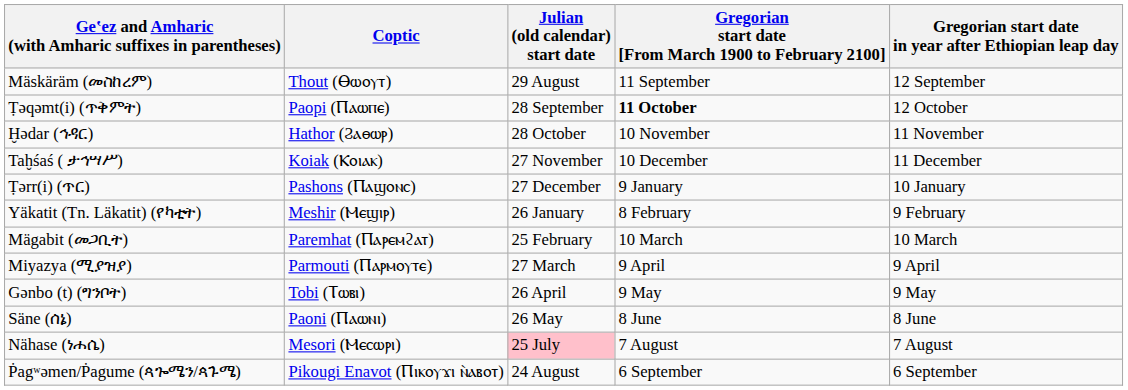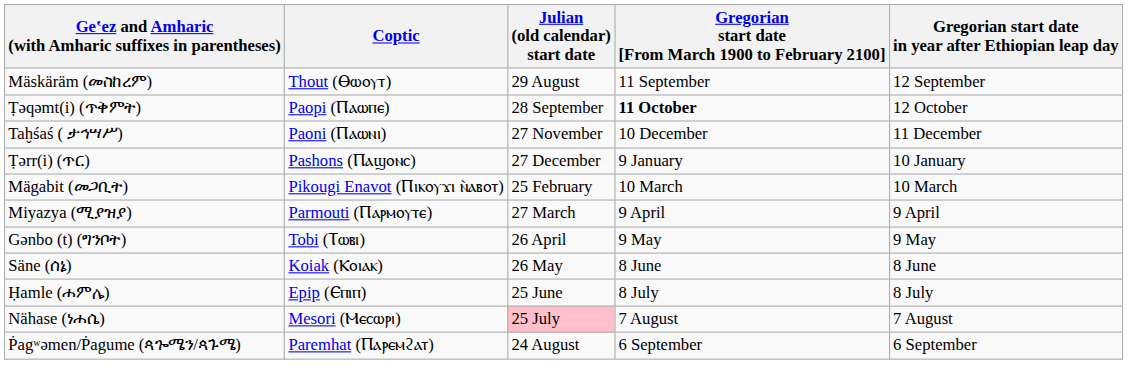- row: (51, 134)
(336, 160) Koiak (Ⲕⲟⲓⲁⲕ) -> (337, 134) Paoni (Ⲡⲁⲱⲛⲓ)
- row: (105, 213)
(361, 239) Paremhat (Ⲡⲁⲣⲉⲙϩⲁⲧ) -> (396, 187) Pikougi Enavot (Ⲡⲓⲕⲟⲩϫⲓ ⲛ̀ⲁⲃⲟⲧ)
(337, 319) Paoni (Ⲡⲁⲱⲛⲓ) -> (336, 266) Koiak (Ⲕⲟⲓⲁⲕ)
+ row: (59, 292)
(396, 371) Pikougi Enavot (Ⲡⲓⲕⲟⲩϫⲓ ⲛ̀ⲁⲃⲟⲧ) -> (361, 345) Paremhat (Ⲡⲁⲣⲉⲙϩⲁⲧ)
